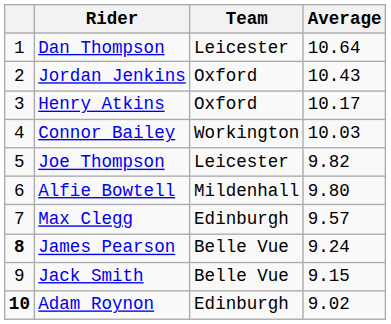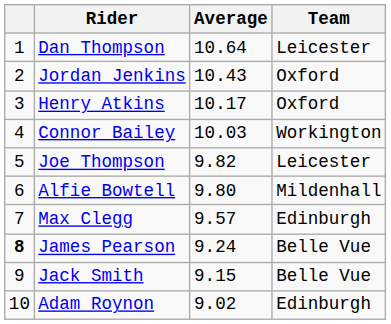columns swapped: (247, 19) <-> (345, 19)
(19, 305) bold -> (19, 305) normal
